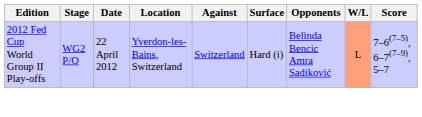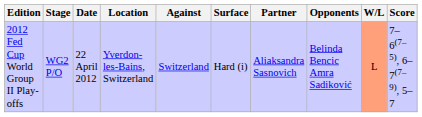+ column: (279, 12)
